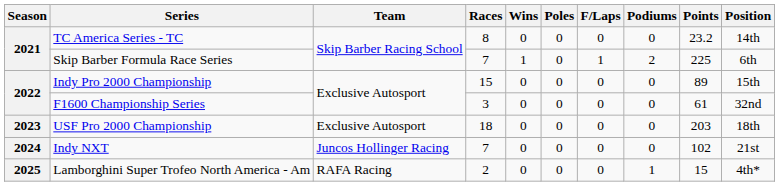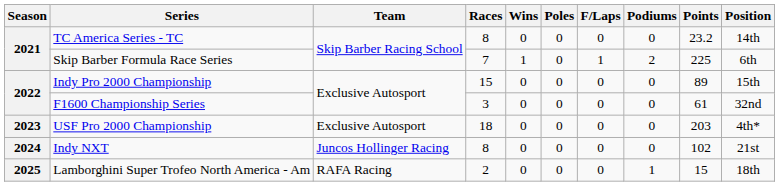(748, 126) 18th -> (748, 126) 4th*
(486, 148) 7 -> (486, 148) 8
(748, 170) 4th* -> (748, 170) 18th
